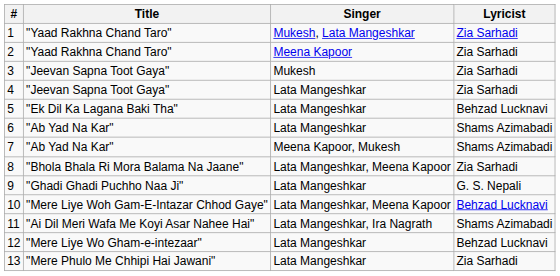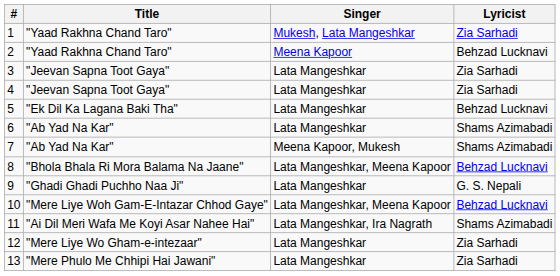(487, 52) Zia Sarhadi -> (502, 52) Behzad Lucknavi
(294, 71) Mukesh -> (320, 71) Lata Mangeshkar
(487, 166) Zia Sarhadi -> (502, 166) Behzad Lucknavi
(502, 242) Behzad Lucknavi -> (487, 242) Zia Sarhadi
